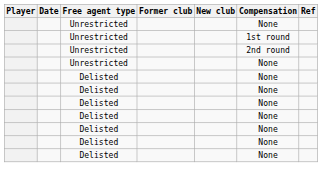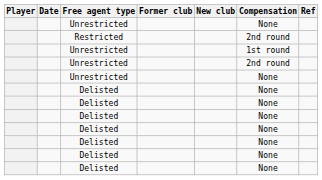+ row: (21, 37)
